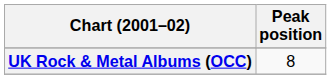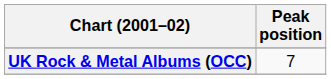(291, 61) 8 -> (291, 61) 7
